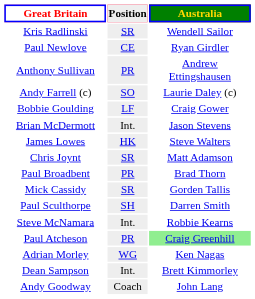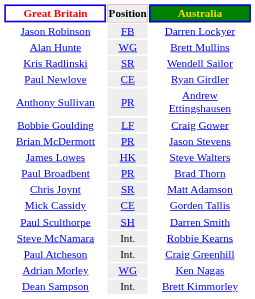+ row: (55, 31)
+ row: (55, 47)
- row: (55, 92)
(128, 125) Int. -> (128, 141) PR
rows swapped: (55, 173) <-> (55, 157)
(128, 189) SR -> (128, 206) CE
(128, 238) PR -> (128, 254) Int.
(200, 238) lightgreen background -> (200, 254) no background
- row: (55, 286)
